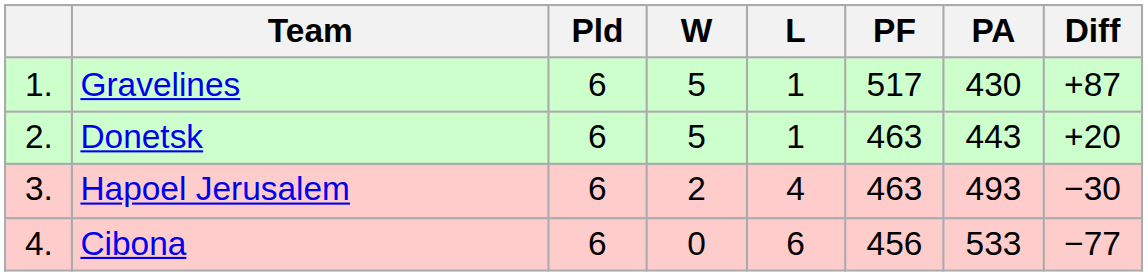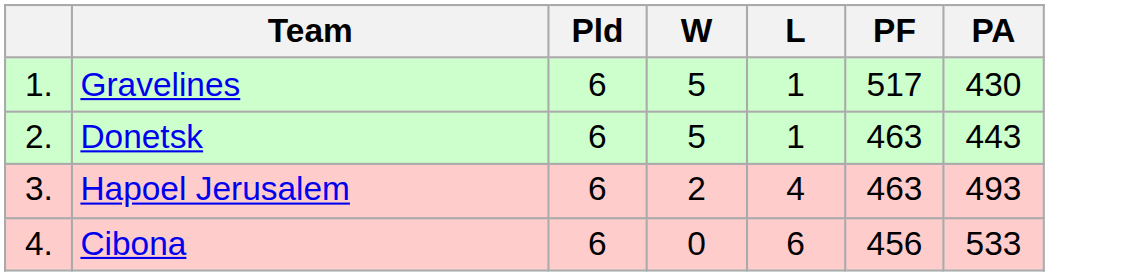- column: (1092, 31)
